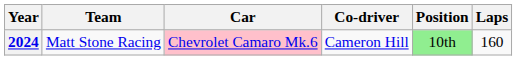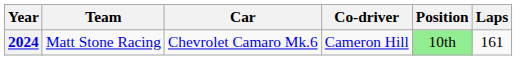(243, 42) pink background -> (243, 42) no background
(492, 42) 160 -> (492, 42) 161
